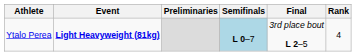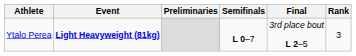(244, 40) lightblue background -> (244, 40) no background
(339, 35) 4 -> (339, 35) 3
